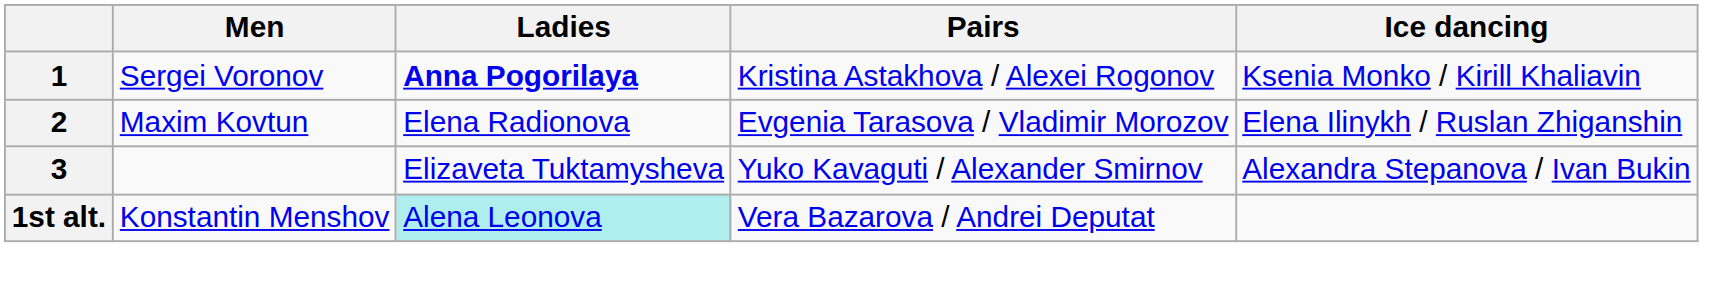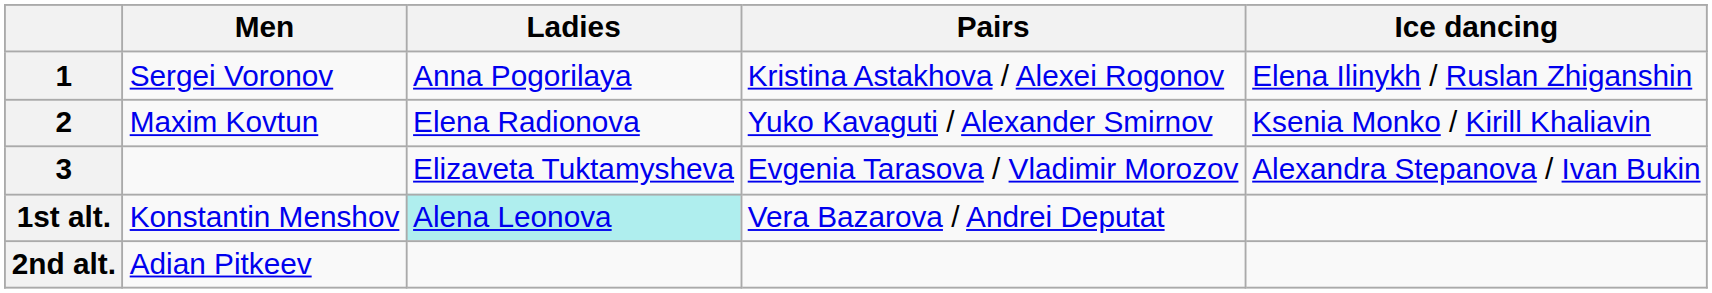(521, 75) bold -> (522, 75) normal
(1442, 75) Ksenia Monko / Kirill Khaliavin -> (1472, 75) Elena Ilinykh / Ruslan Zhiganshin
(983, 122) Evgenia Tarasova / Vladimir Morozov -> (980, 122) Yuko Kavaguti / Alexander Smirnov
(1462, 122) Elena Ilinykh / Ruslan Zhiganshin -> (1452, 122) Ksenia Monko / Kirill Khaliavin
(970, 169) Yuko Kavaguti / Alexander Smirnov -> (993, 169) Evgenia Tarasova / Vladimir Morozov
+ row: (64, 264)
